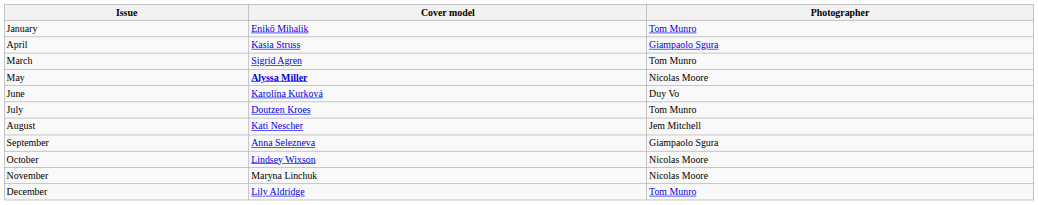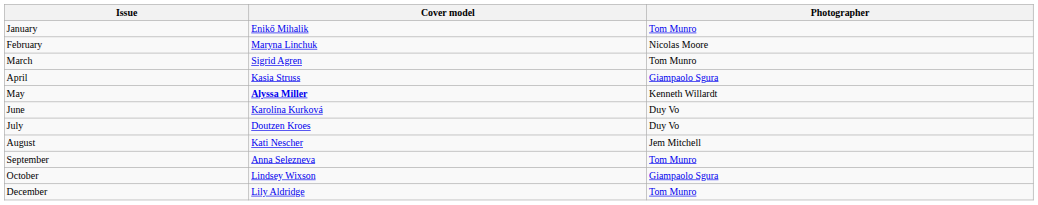+ row: (24, 45)
rows swapped: (20, 61) <-> (17, 45)
(679, 77) Nicolas Moore -> (683, 94) Kenneth Willardt
(673, 110) Tom Munro -> (664, 126) Duy Vo
(684, 143) Giampaolo Sgura -> (673, 159) Tom Munro
(679, 159) Nicolas Moore -> (684, 175) Giampaolo Sgura
- row: (27, 175)
